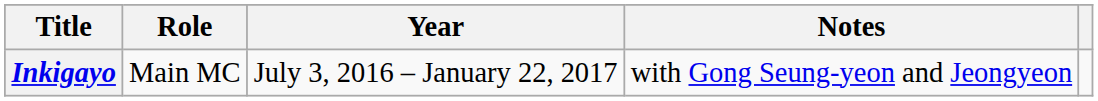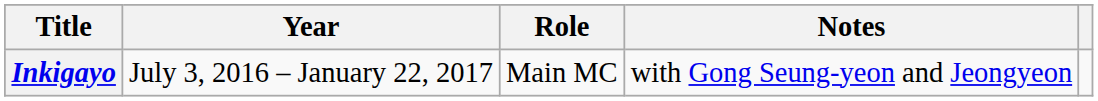columns swapped: (436, 27) <-> (185, 27)
